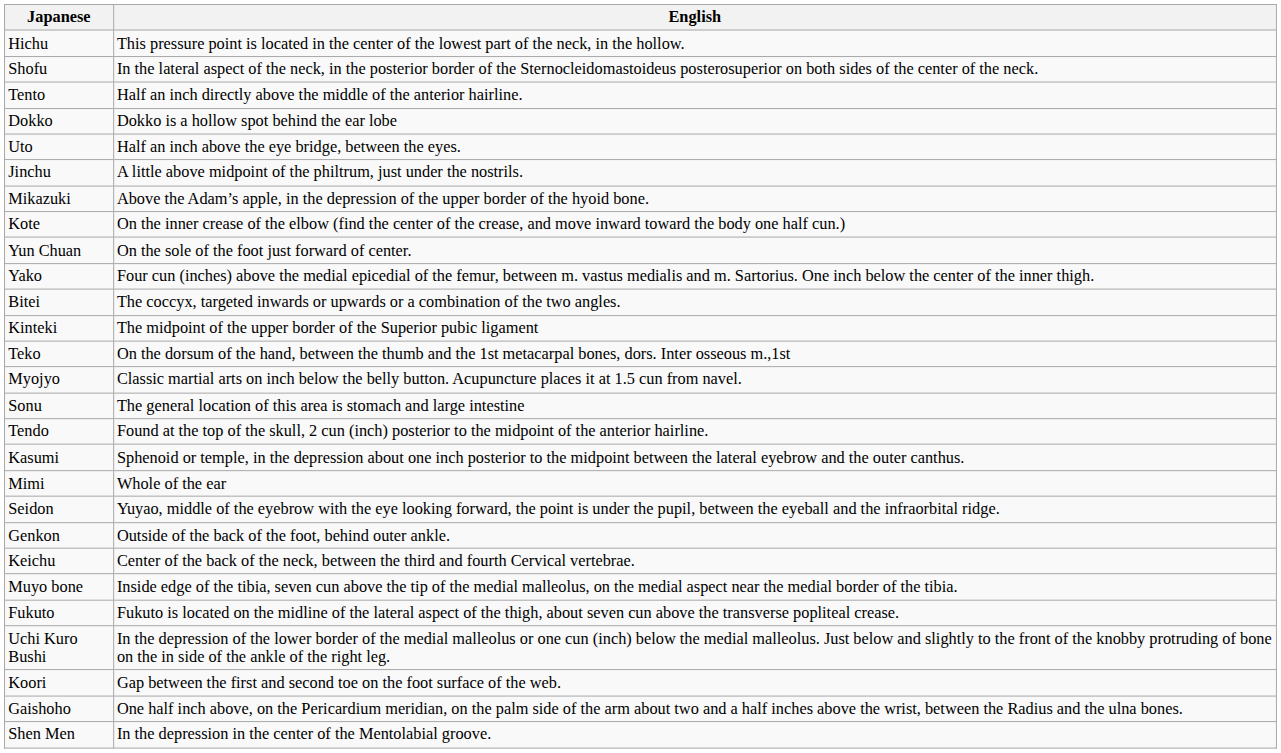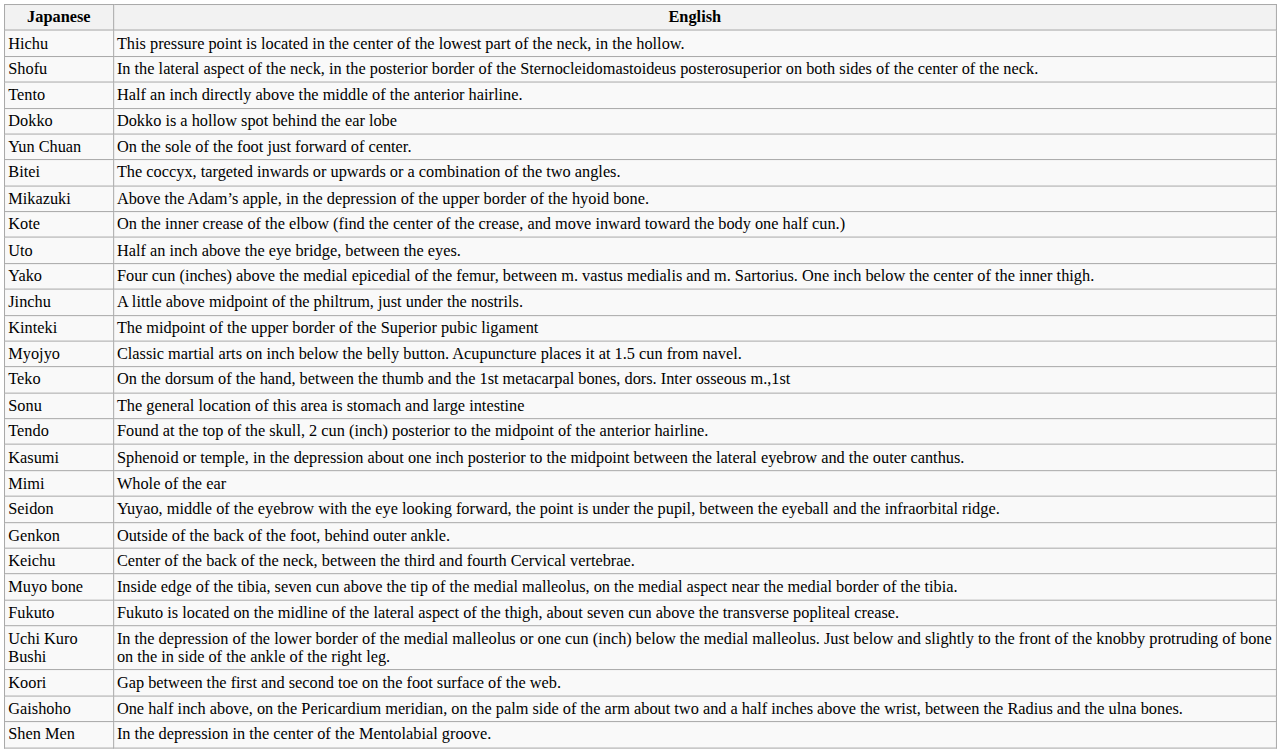rows swapped: (21, 146) <-> (45, 250)
rows swapped: (30, 172) <-> (24, 302)
rows swapped: (24, 353) <-> (34, 379)
